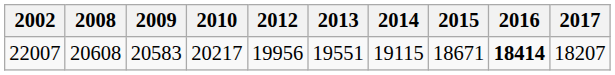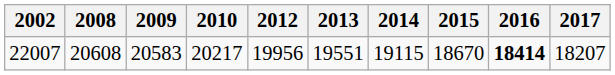(459, 53) 18671 -> (459, 53) 18670
